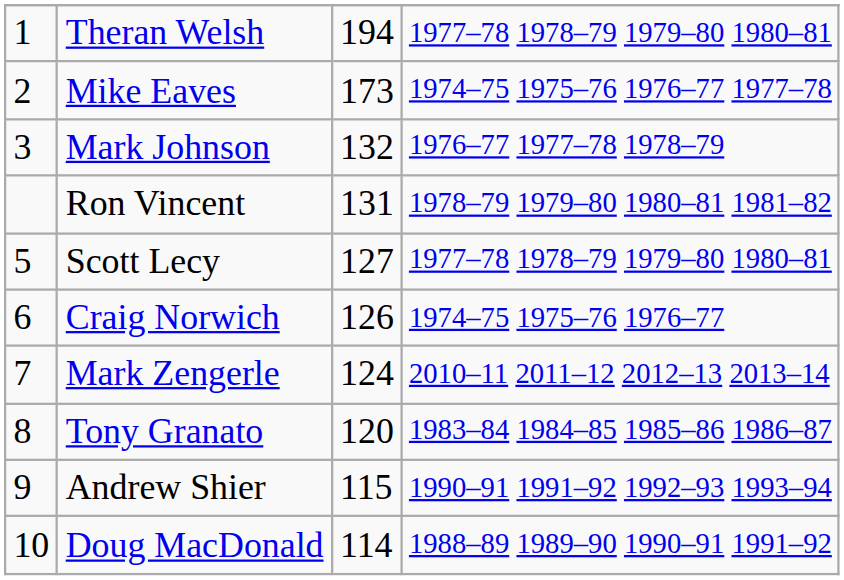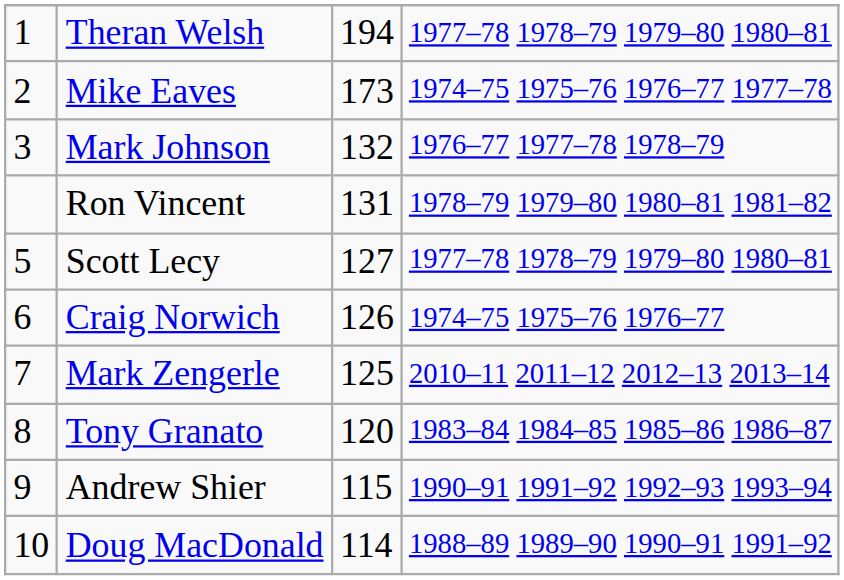(367, 373) 124 -> (367, 373) 125
